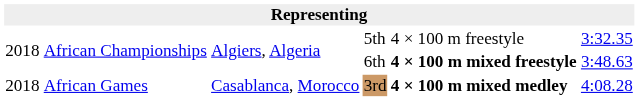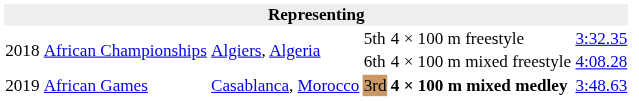(484, 61) bold -> (481, 61) normal
(607, 61) 3:48.63 -> (601, 61) 4:08.28
(22, 85) 2018 -> (22, 85) 2019
(607, 85) 4:08.28 -> (601, 85) 3:48.63
